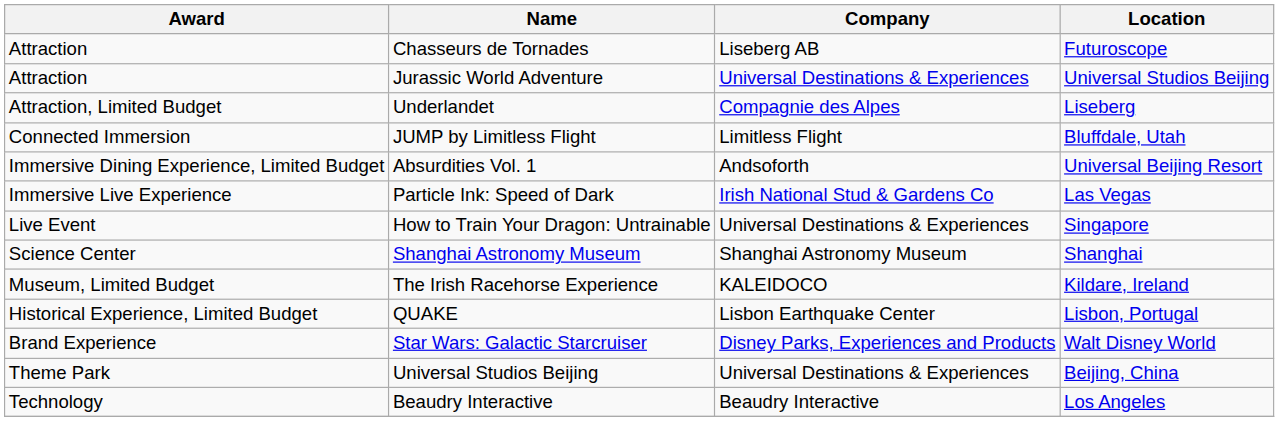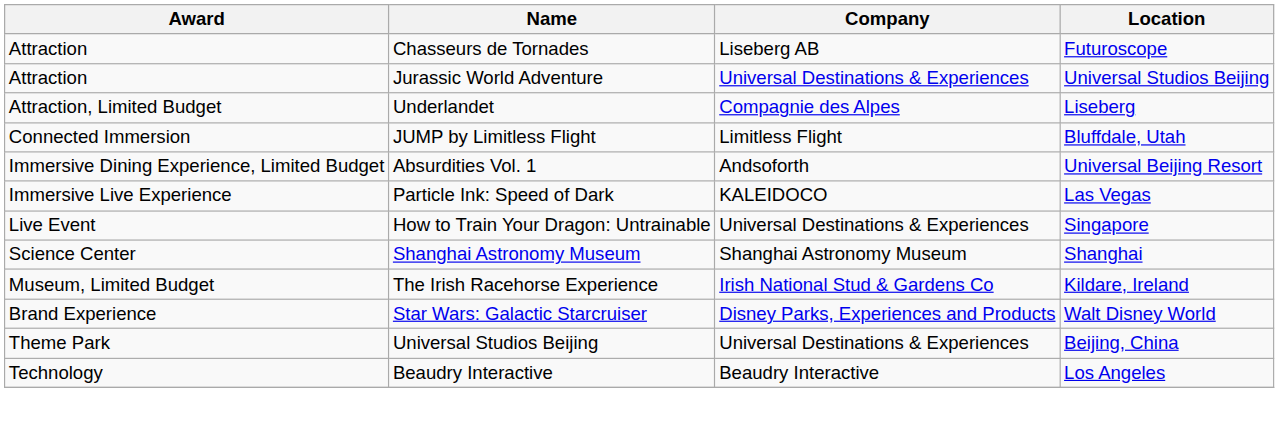(856, 195) Irish National Stud & Gardens Co -> (773, 195) KALEIDOCO
(773, 284) KALEIDOCO -> (856, 284) Irish National Stud & Gardens Co
- row: (425, 313)
